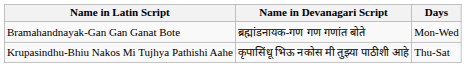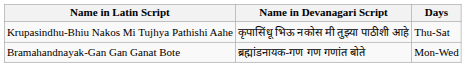rows swapped: (93, 32) <-> (120, 52)
